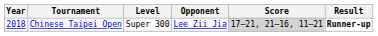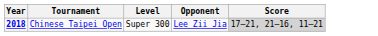- column: (349, 11)
(16, 24) normal -> (16, 24) bold
